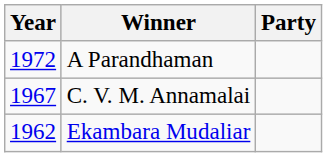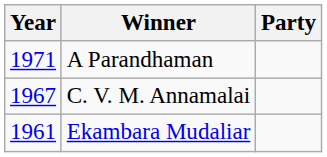(33, 59) 1972 -> (33, 59) 1971
(33, 132) 1962 -> (33, 132) 1961
